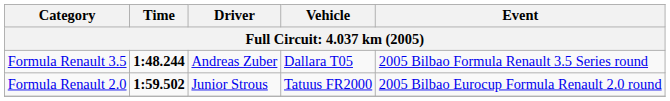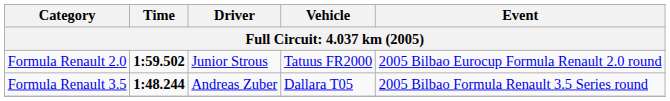rows swapped: (67, 61) <-> (67, 84)
